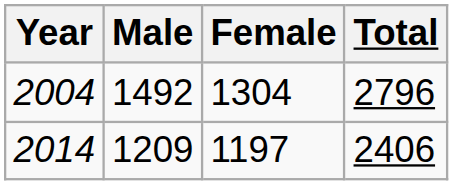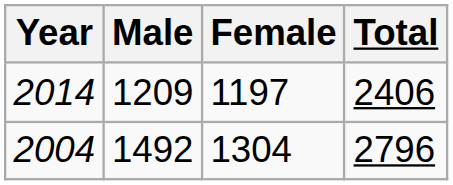rows swapped: (54, 91) <-> (54, 149)
